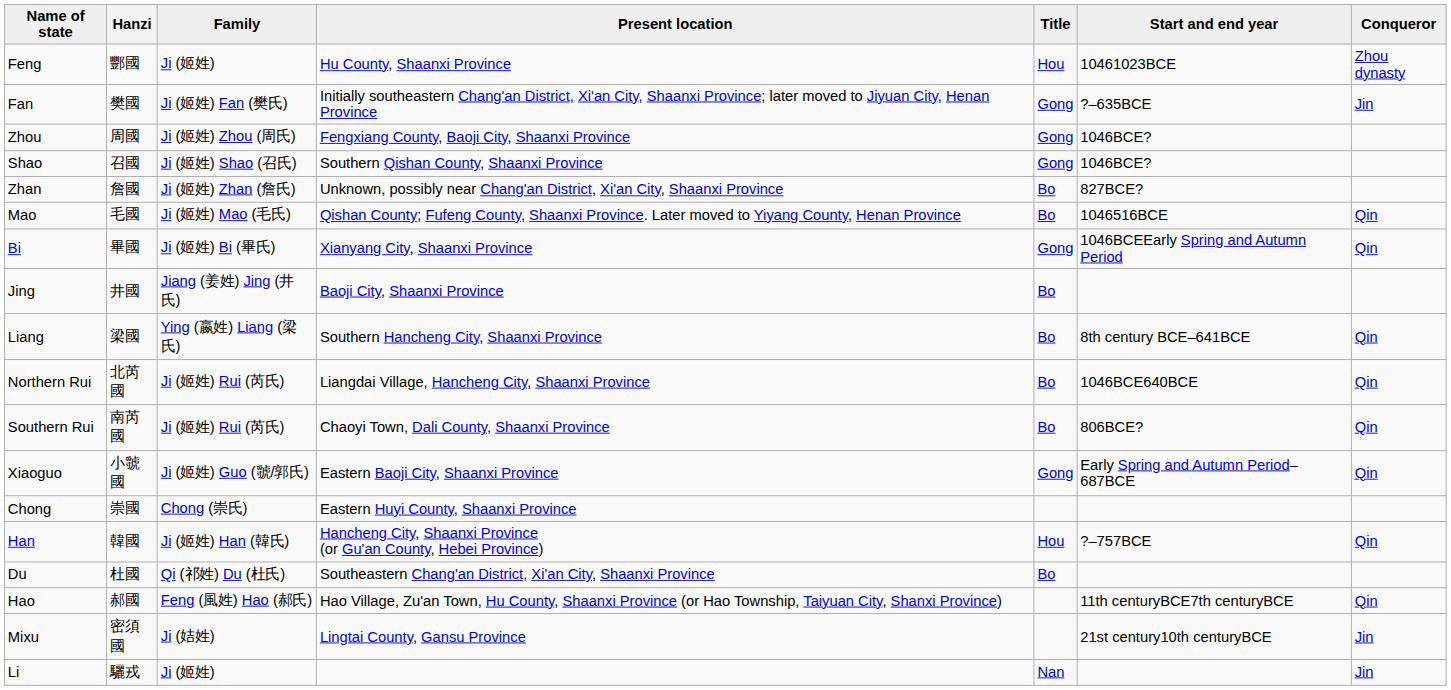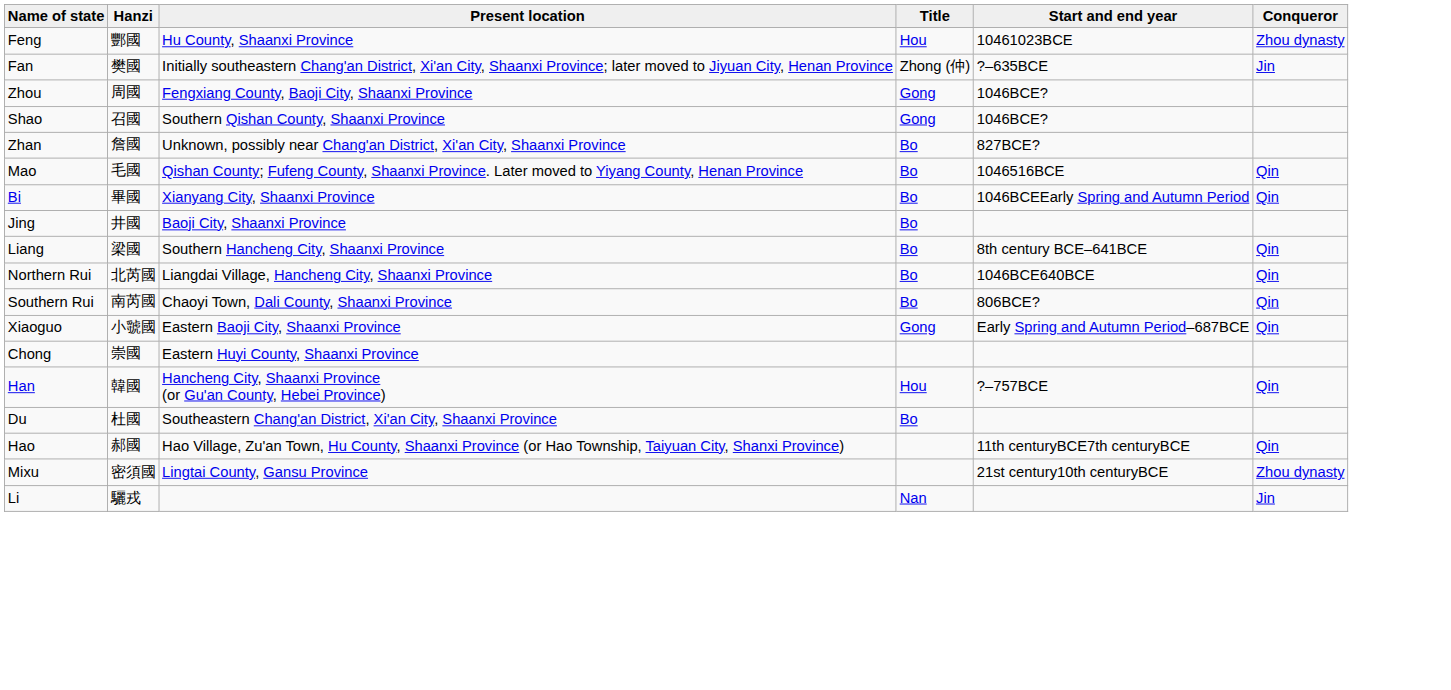- column: (237, 24)
(1055, 104) Gong -> (935, 66) Zhong (仲)
(1055, 248) Gong -> (909, 197) Bo
(1364, 636) Jin -> (1300, 472) Zhou dynasty
